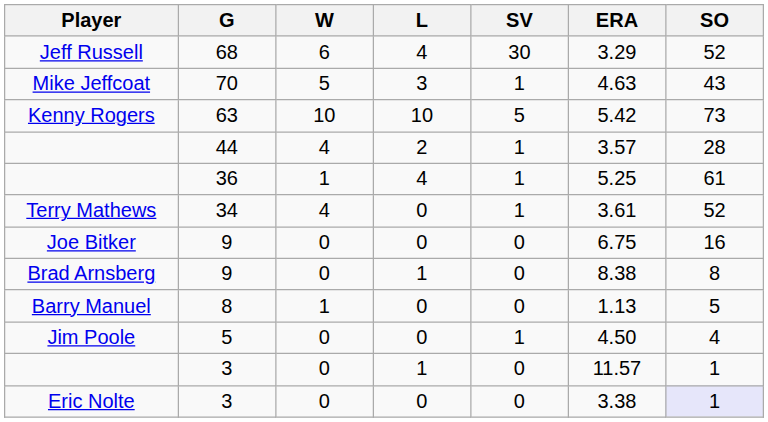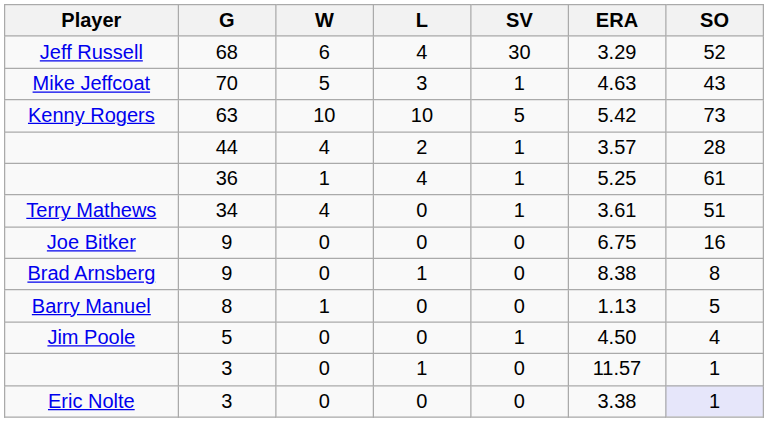(715, 210) 52 -> (715, 210) 51
